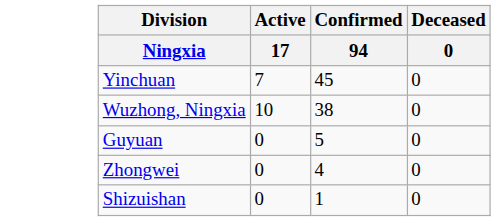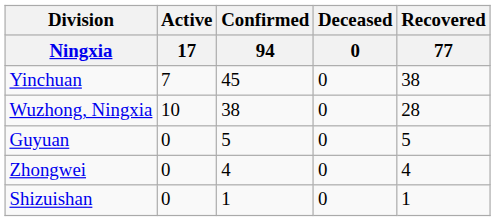+ column: (443, 50)
